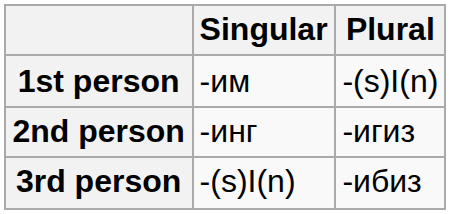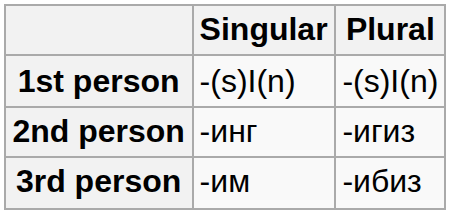(225, 80) -им -> (248, 80) -(s)I(n)
(248, 182) -(s)I(n) -> (225, 182) -им
